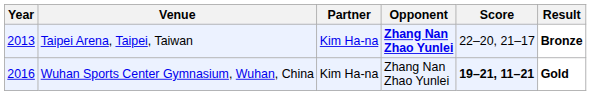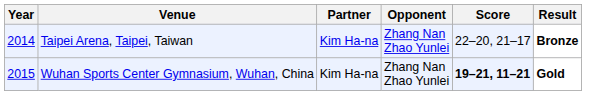(21, 41) 2013 -> (21, 41) 2014
(419, 41) bold -> (417, 41) normal
(21, 74) 2016 -> (21, 74) 2015
